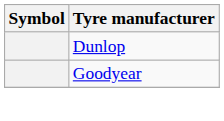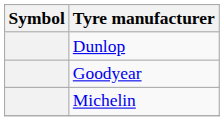+ row: (104, 101)
